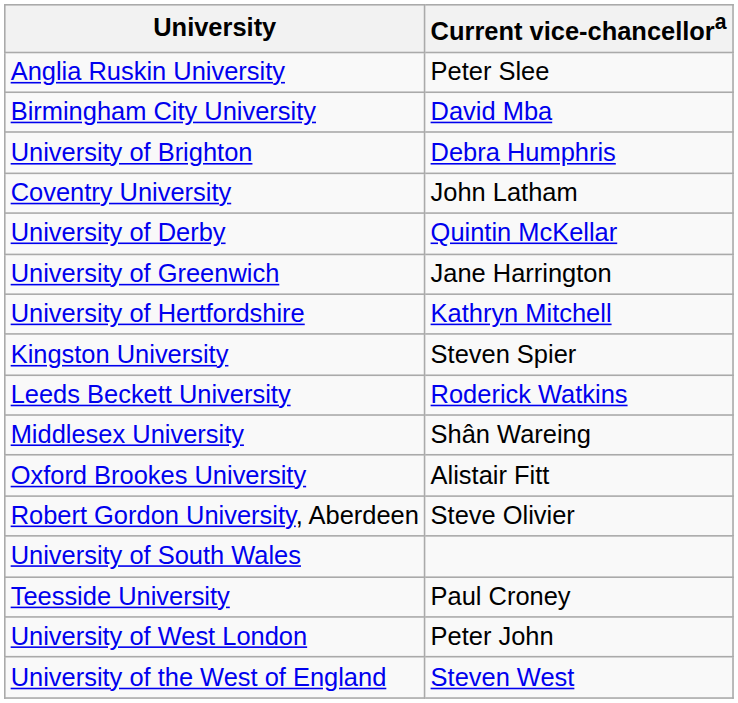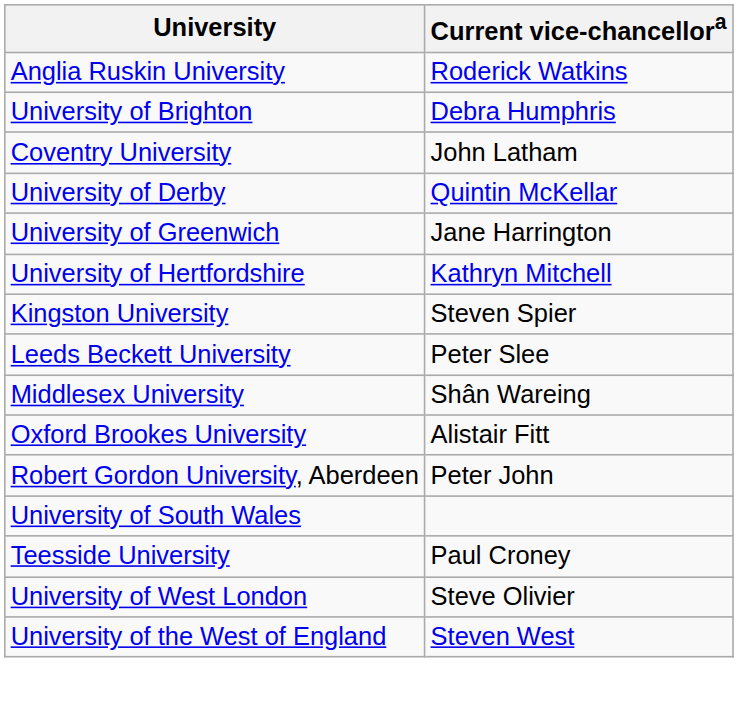(490, 71) Peter Slee -> (529, 71) Roderick Watkins
- row: (163, 112)
(529, 394) Roderick Watkins -> (490, 354) Peter Slee
(503, 515) Steve Olivier -> (492, 475) Peter John
(492, 636) Peter John -> (503, 596) Steve Olivier
